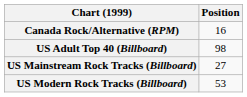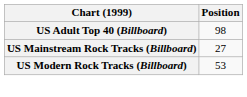- row: (102, 30)
